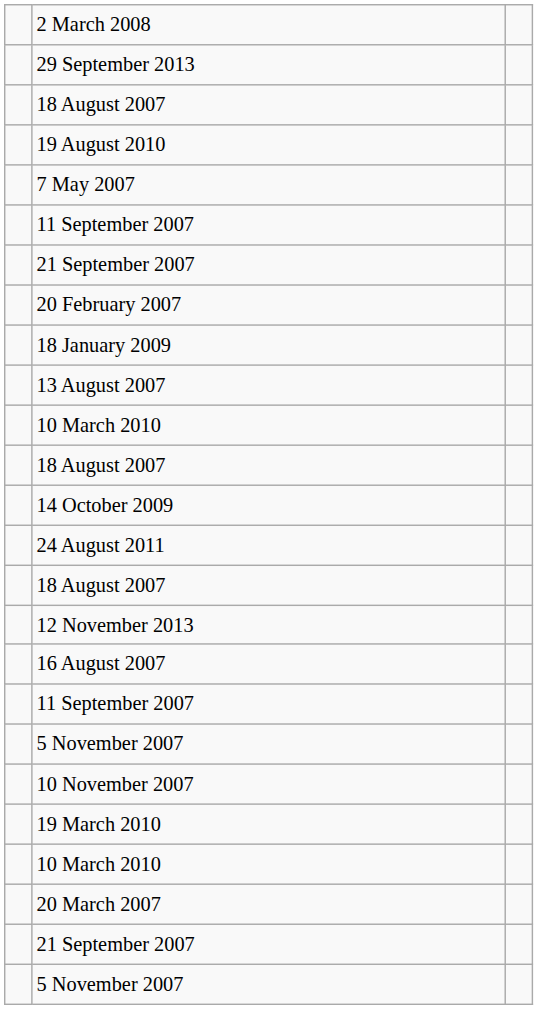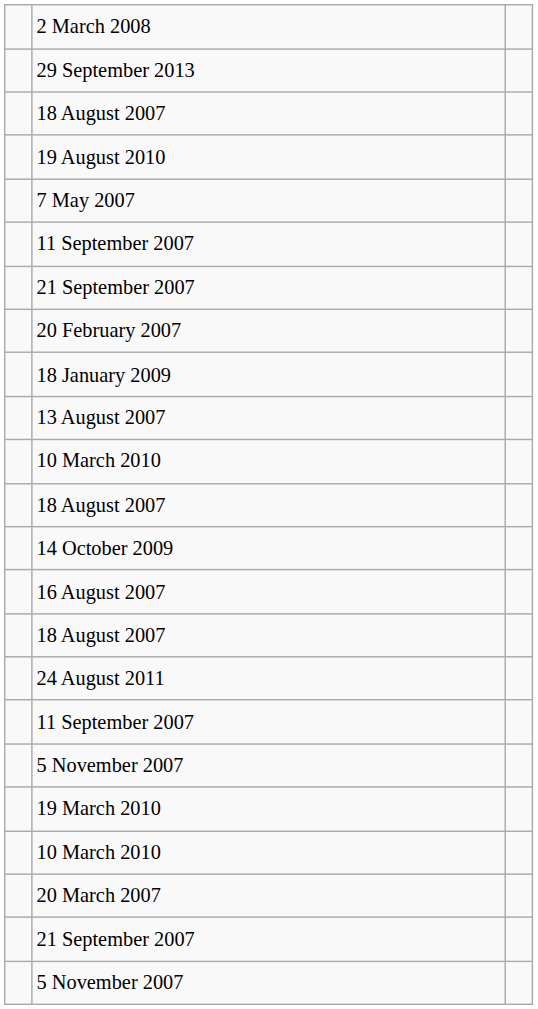rows swapped: (18, 545) <-> (18, 665)
- row: (18, 625)
- row: (18, 785)
